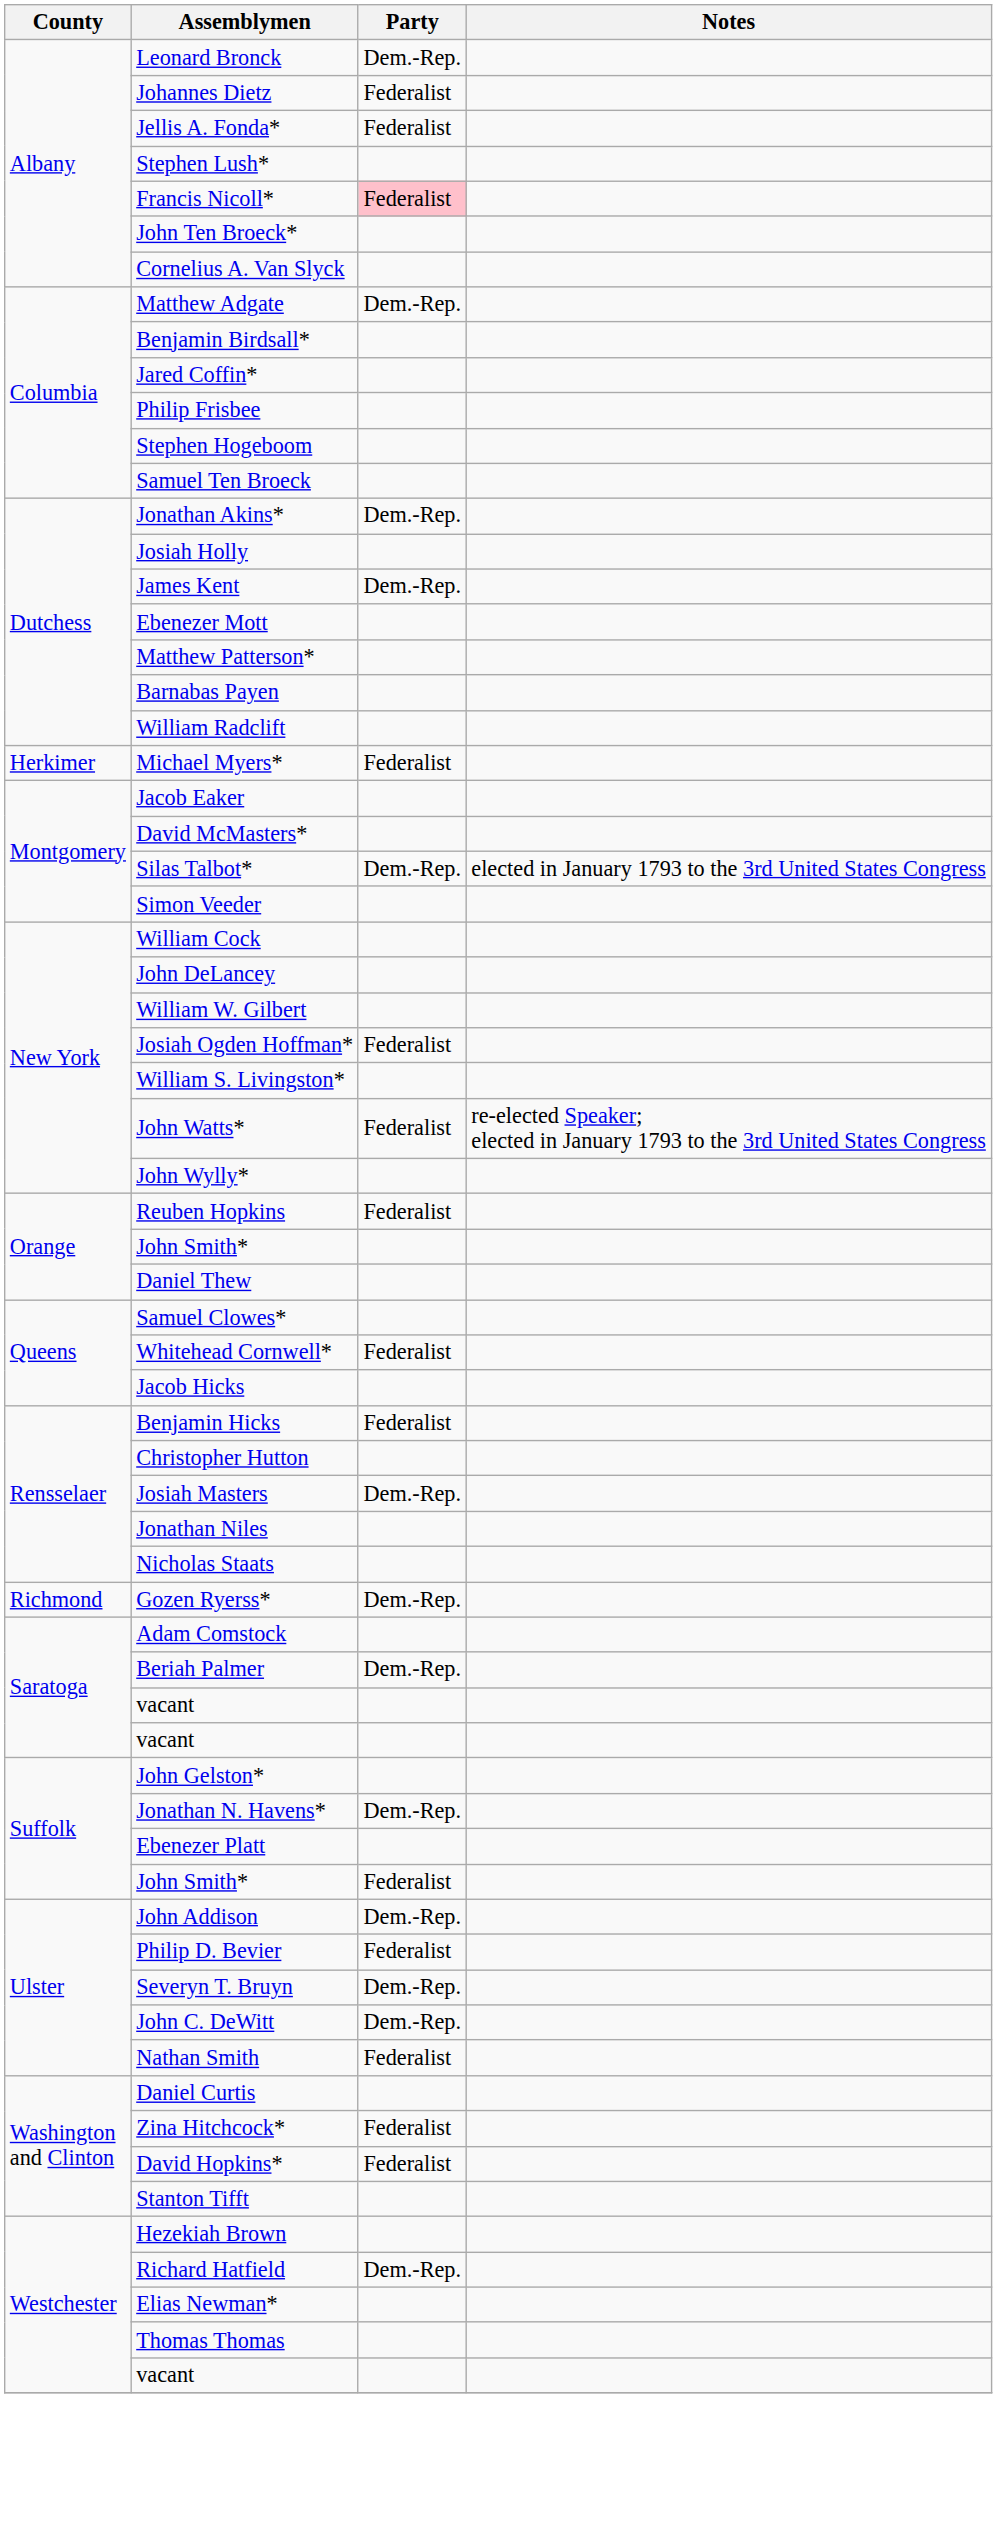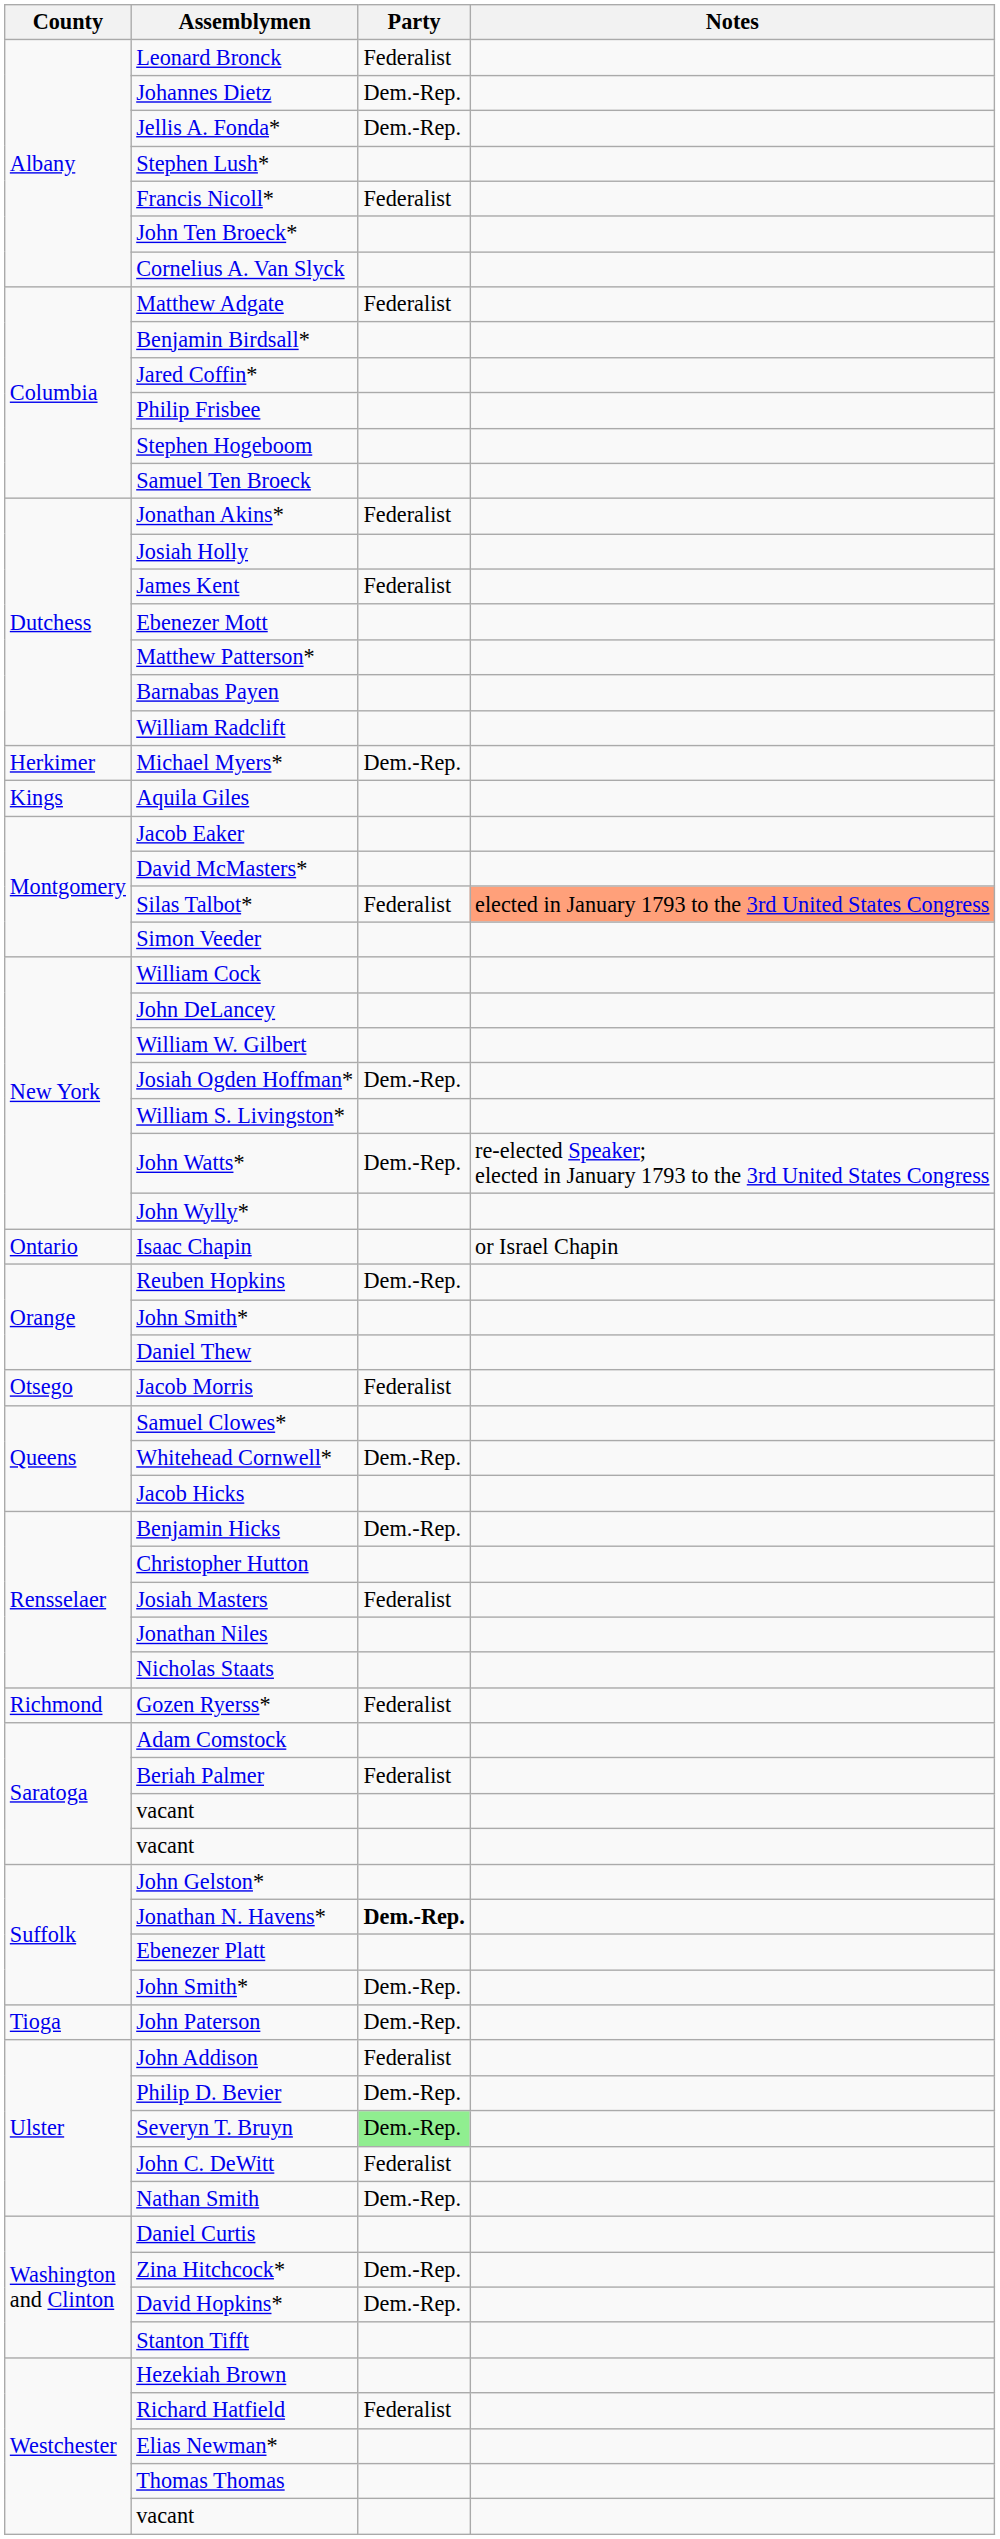(412, 57) Dem.-Rep. -> (407, 57) Federalist
(407, 92) Federalist -> (412, 92) Dem.-Rep.
(407, 127) Federalist -> (412, 127) Dem.-Rep.
(407, 198) pink background -> (407, 198) no background
(412, 304) Dem.-Rep. -> (407, 304) Federalist
(412, 515) Dem.-Rep. -> (407, 515) Federalist
(412, 586) Dem.-Rep. -> (407, 586) Federalist
(407, 762) Federalist -> (412, 762) Dem.-Rep.
+ row: (36, 798)
(412, 868) Dem.-Rep. -> (407, 903) Federalist
(729, 868) no background -> (732, 903) lightsalmon background
(407, 1045) Federalist -> (412, 1080) Dem.-Rep.
(407, 1128) Federalist -> (412, 1163) Dem.-Rep.
+ row: (44, 1246)
(407, 1211) Federalist -> (412, 1281) Dem.-Rep.
+ row: (41, 1387)
(407, 1352) Federalist -> (412, 1458) Dem.-Rep.
(407, 1422) Federalist -> (412, 1528) Dem.-Rep.
(412, 1493) Dem.-Rep. -> (407, 1599) Federalist
(412, 1599) Dem.-Rep. -> (407, 1704) Federalist
(412, 1669) Dem.-Rep. -> (407, 1775) Federalist
(412, 1810) normal -> (414, 1916) bold
(407, 1881) Federalist -> (412, 1987) Dem.-Rep.
+ row: (35, 2022)
(412, 1916) Dem.-Rep. -> (407, 2057) Federalist
(407, 1951) Federalist -> (412, 2092) Dem.-Rep.
(412, 1987) no background -> (412, 2128) lightgreen background
(412, 2022) Dem.-Rep. -> (407, 2163) Federalist
(407, 2057) Federalist -> (412, 2198) Dem.-Rep.
(407, 2128) Federalist -> (412, 2269) Dem.-Rep.
(407, 2163) Federalist -> (412, 2304) Dem.-Rep.
(412, 2269) Dem.-Rep. -> (407, 2410) Federalist
